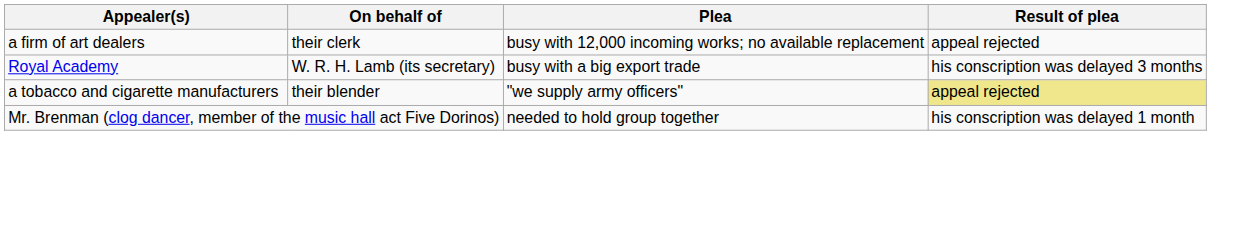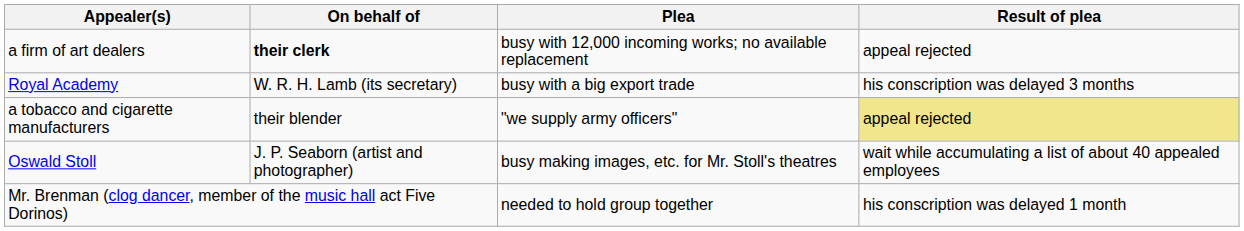(326, 42) normal -> (292, 51) bold
+ row: (52, 162)
